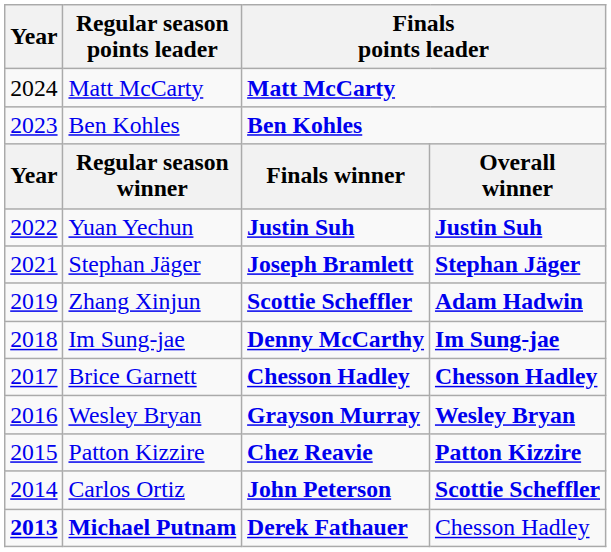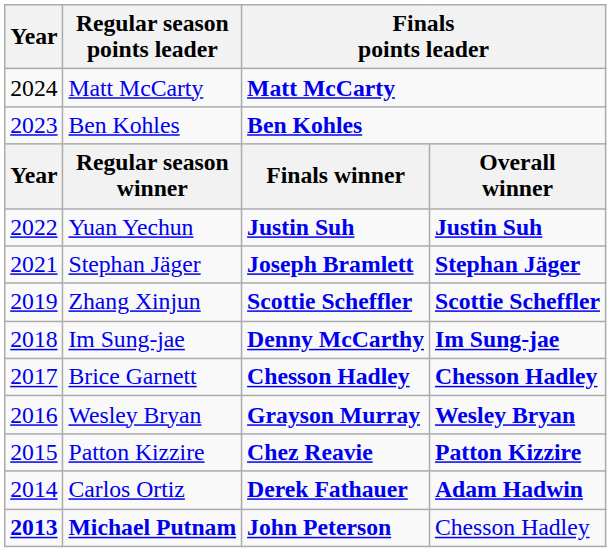(509, 301) Adam Hadwin -> (517, 301) Scottie Scheffler
(319, 489) John Peterson -> (327, 489) Derek Fathauer
(517, 489) Scottie Scheffler -> (509, 489) Adam Hadwin
(327, 527) Derek Fathauer -> (319, 527) John Peterson
